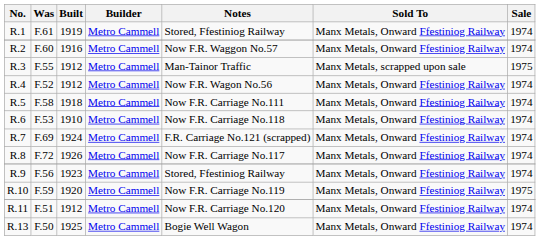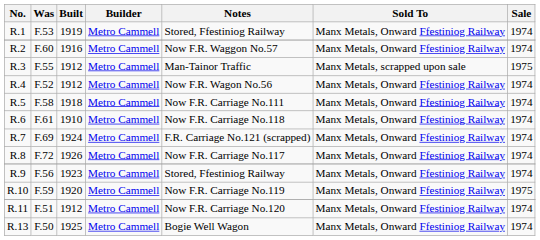(44, 31) F.61 -> (44, 31) F.53
(44, 119) F.53 -> (44, 119) F.61
